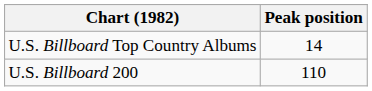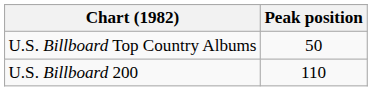(314, 45) 14 -> (314, 45) 50
